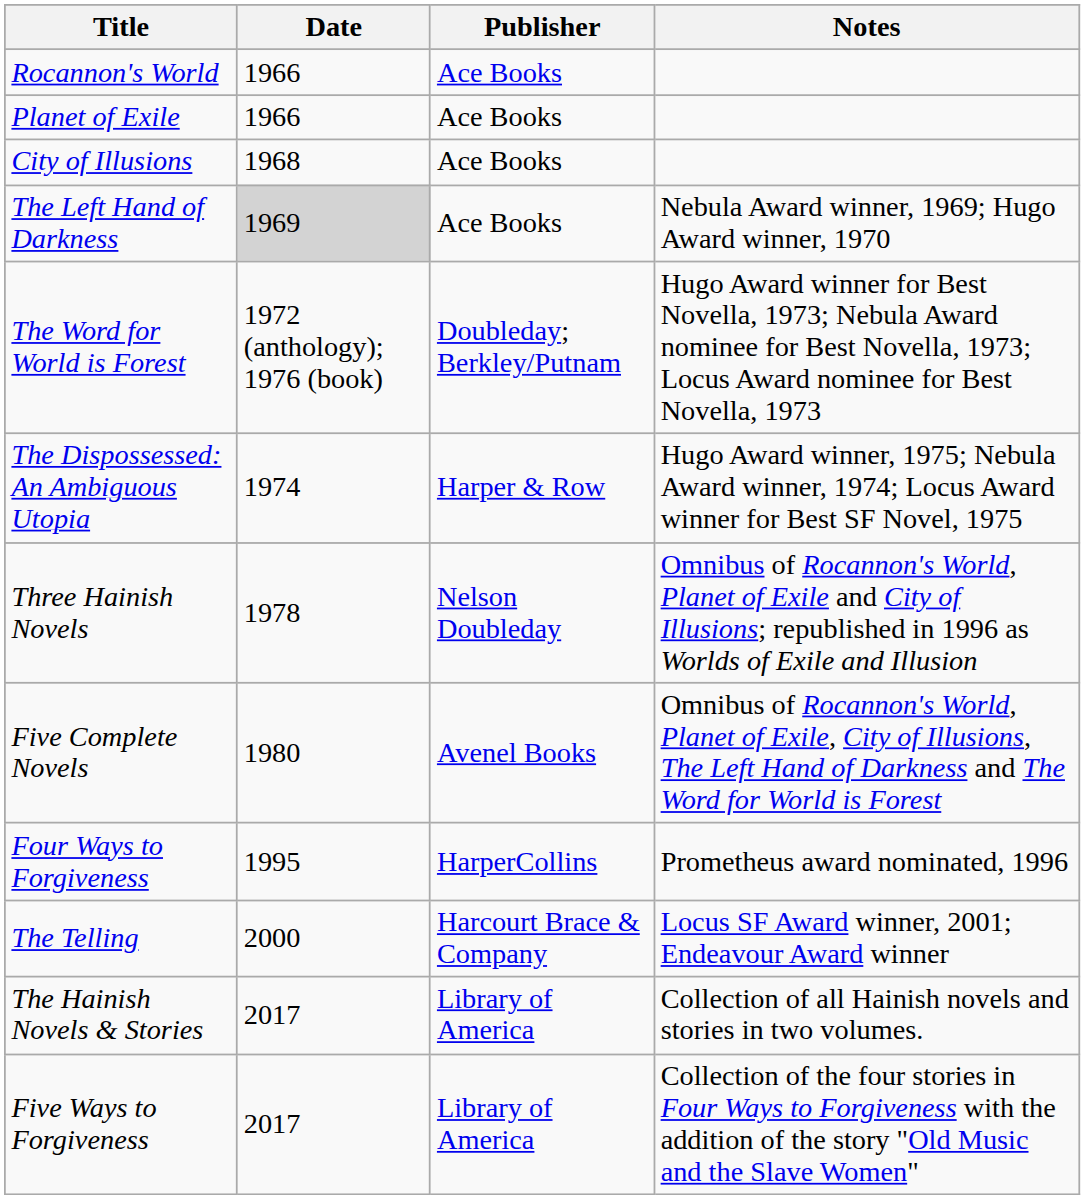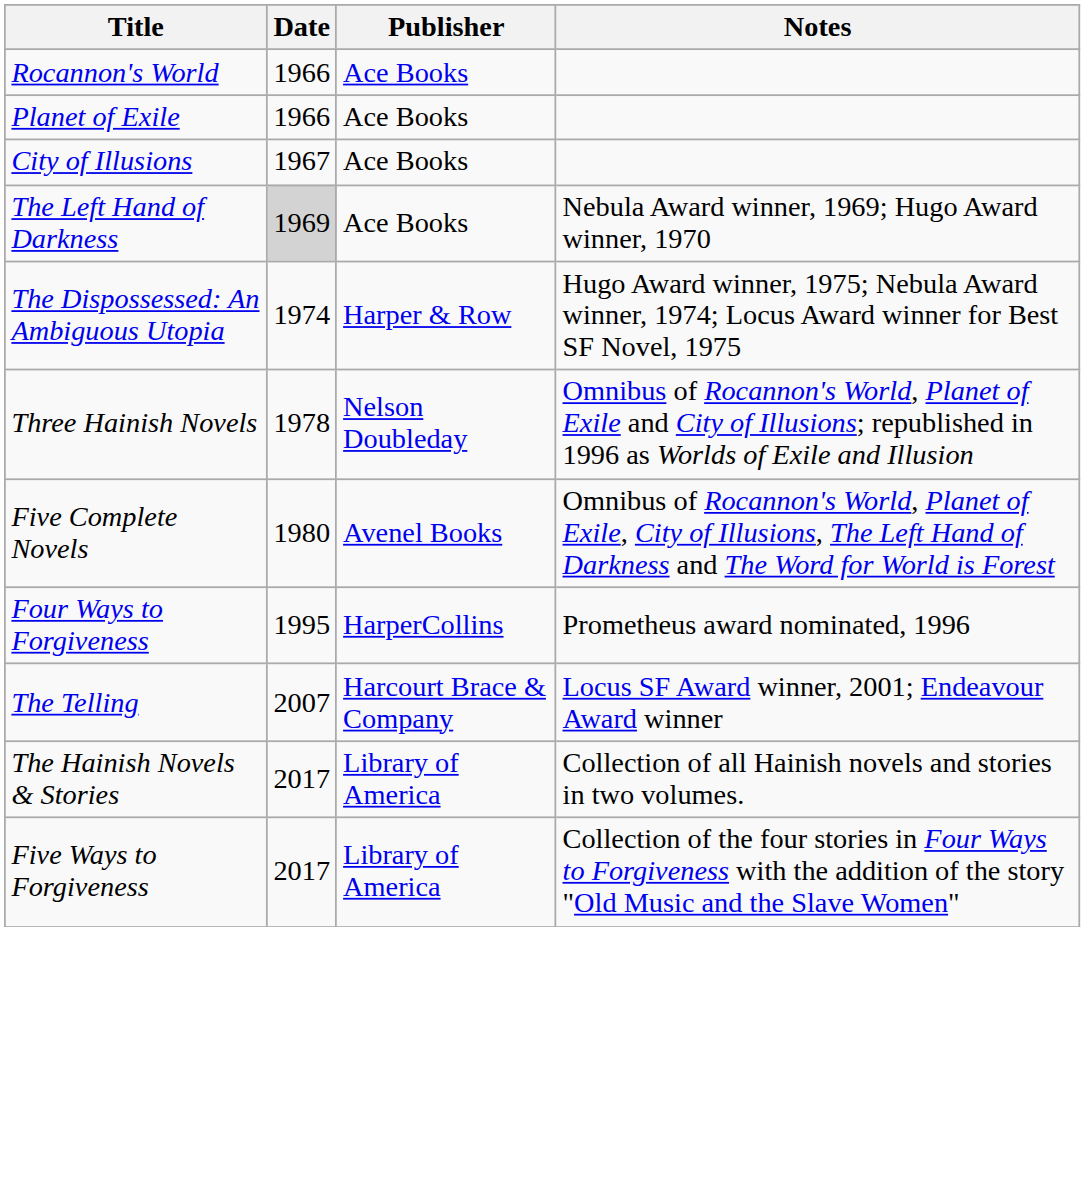(272, 161) 1968 -> (302, 161) 1967
- row: (98, 347)
(272, 938) 2000 -> (302, 701) 2007
